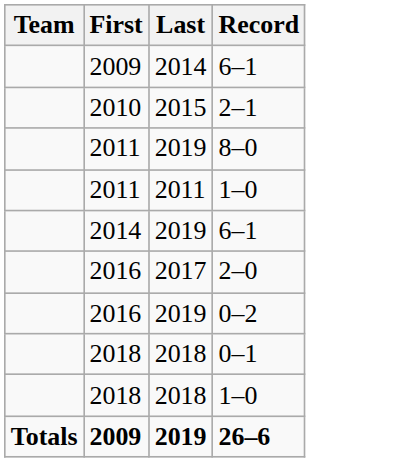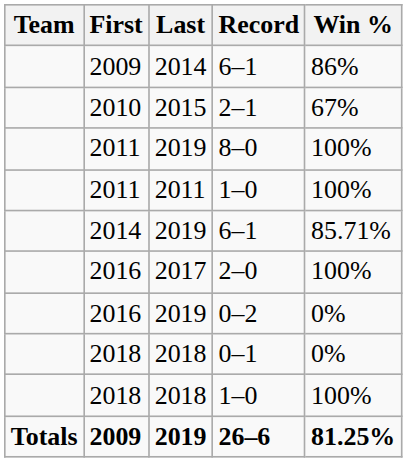+ column: (353, 25)
